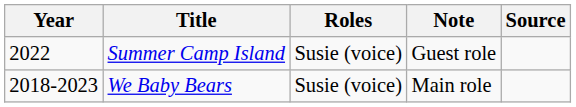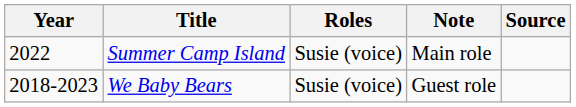(454, 53) Guest role -> (452, 53) Main role
(452, 85) Main role -> (454, 85) Guest role
